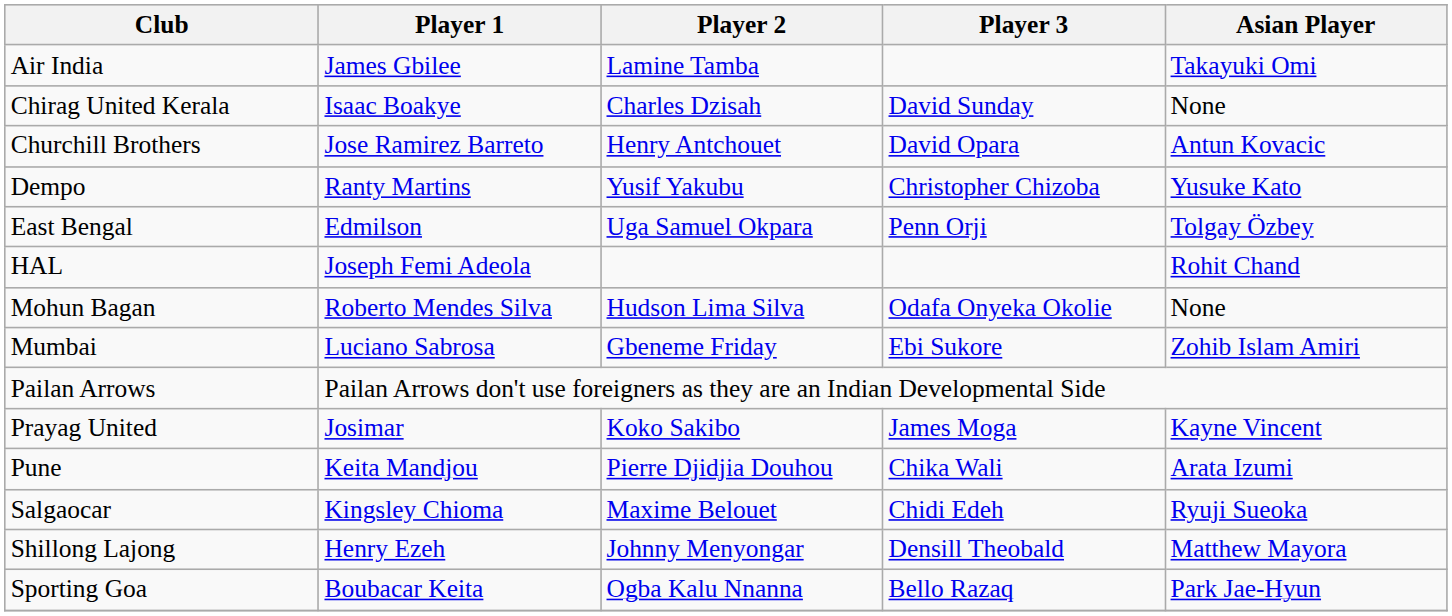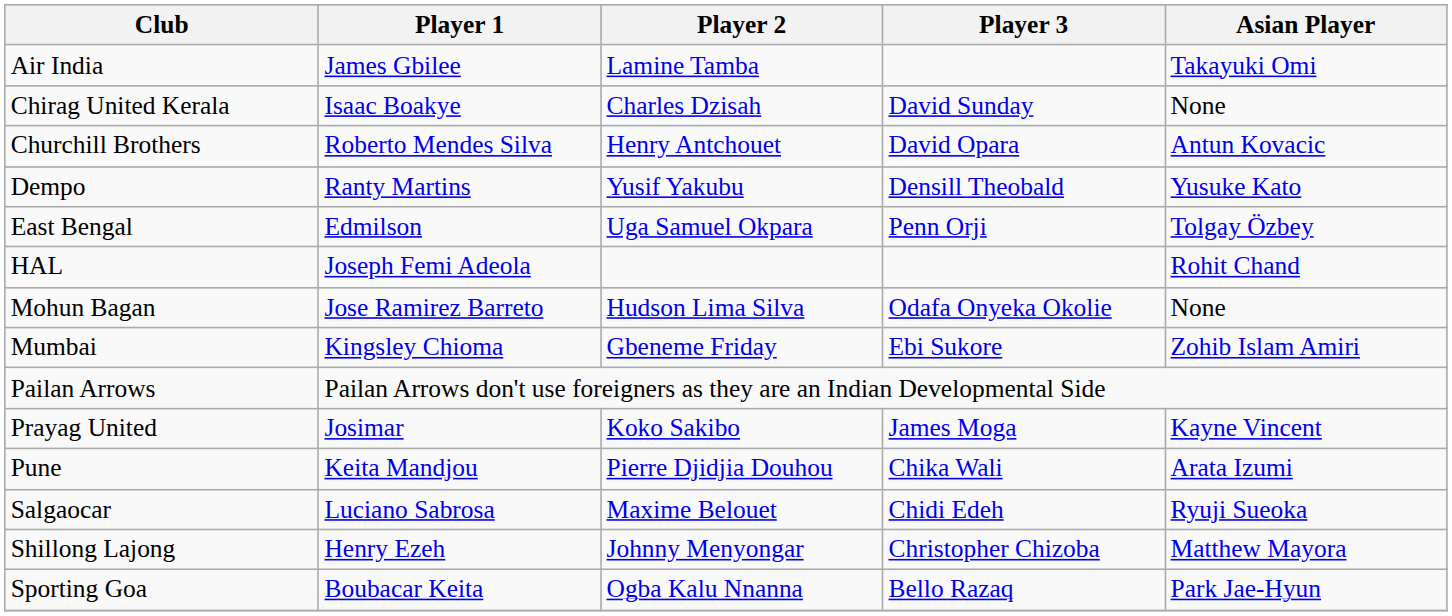(434, 145) Jose Ramirez Barreto -> (438, 145) Roberto Mendes Silva
(994, 186) Christopher Chizoba -> (976, 186) Densill Theobald
(438, 307) Roberto Mendes Silva -> (434, 307) Jose Ramirez Barreto
(410, 347) Luciano Sabrosa -> (414, 347) Kingsley Chioma
(414, 508) Kingsley Chioma -> (410, 508) Luciano Sabrosa
(976, 549) Densill Theobald -> (994, 549) Christopher Chizoba
